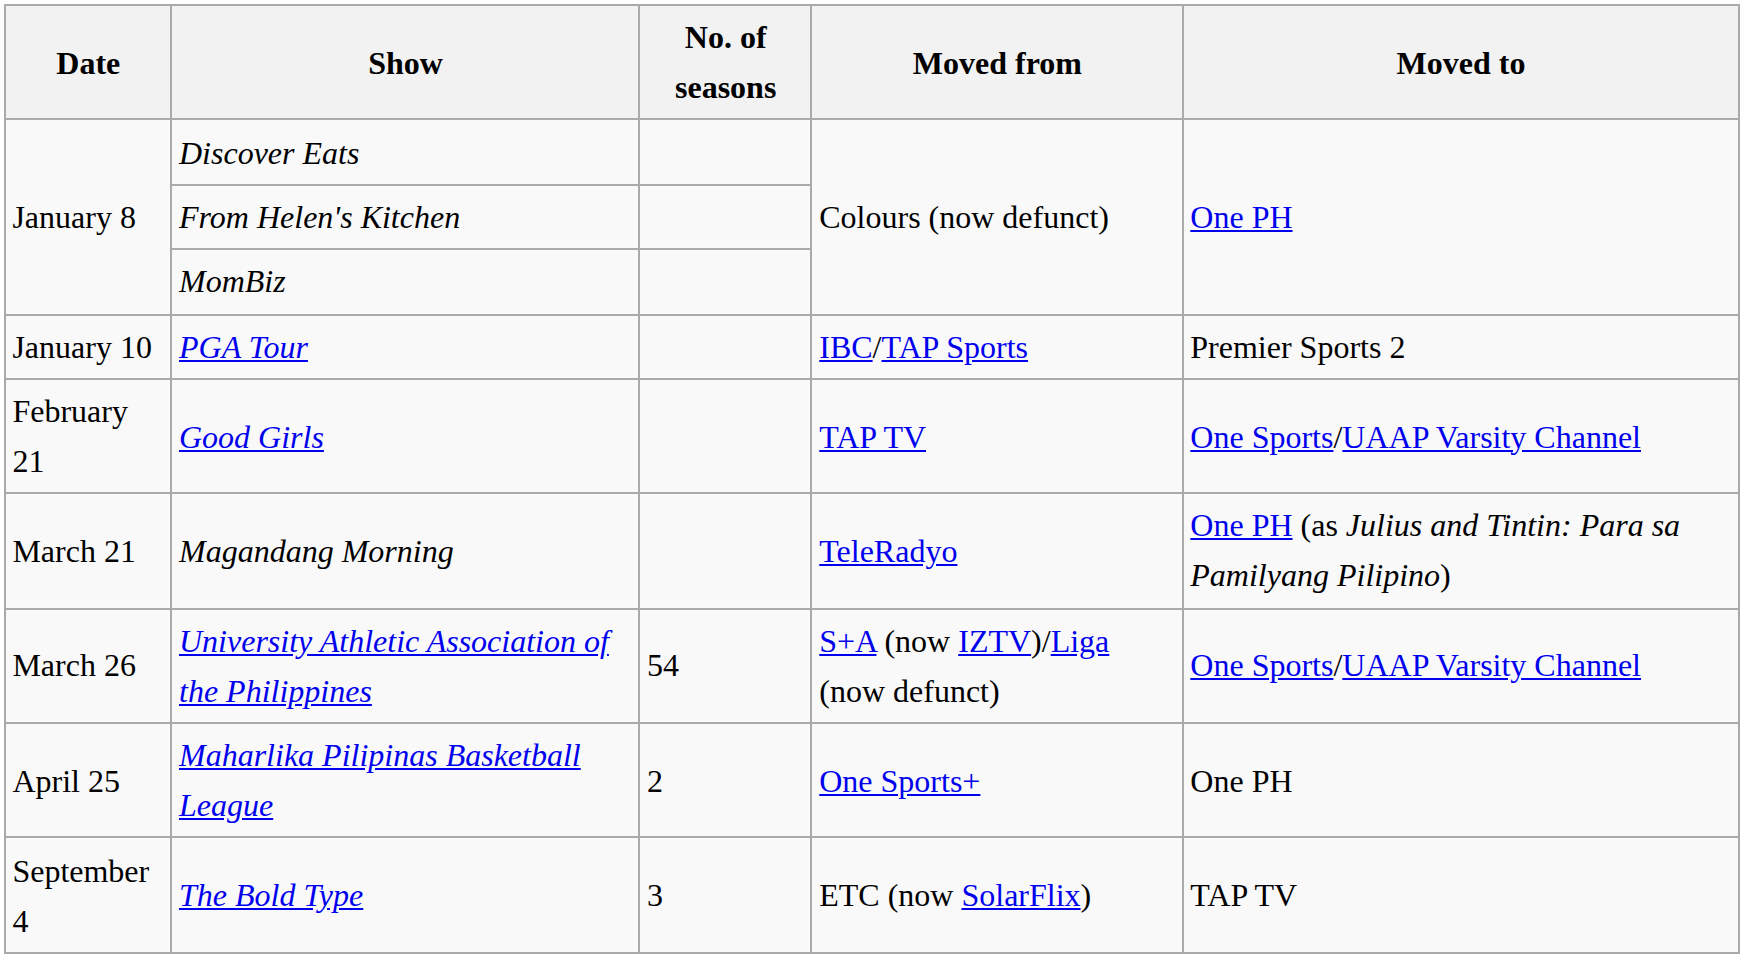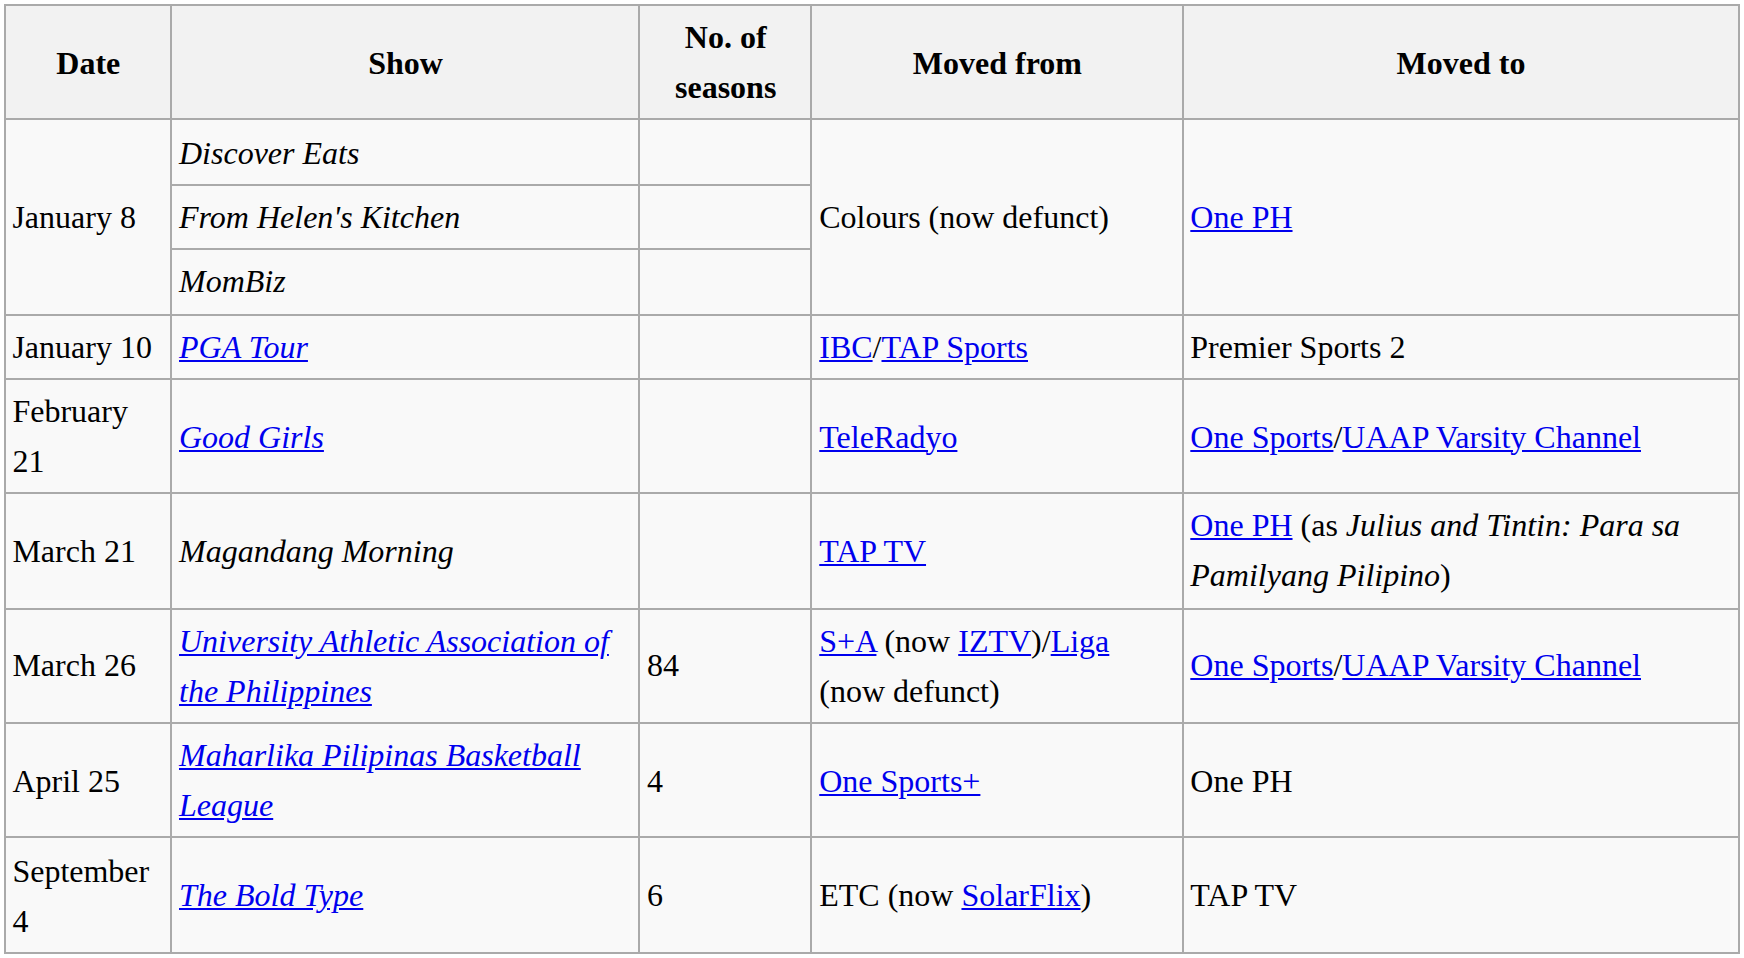(873, 436) TAP TV -> (888, 436) TeleRadyo
(888, 551) TeleRadyo -> (873, 551) TAP TV
(663, 666) 54 -> (663, 666) 84
(655, 780) 2 -> (655, 780) 4
(655, 895) 3 -> (655, 895) 6
